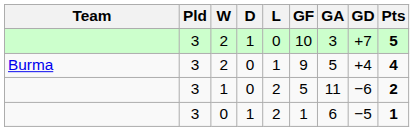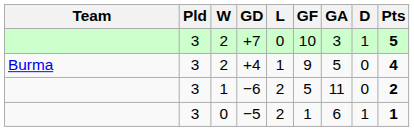columns swapped: (250, 16) <-> (363, 16)
